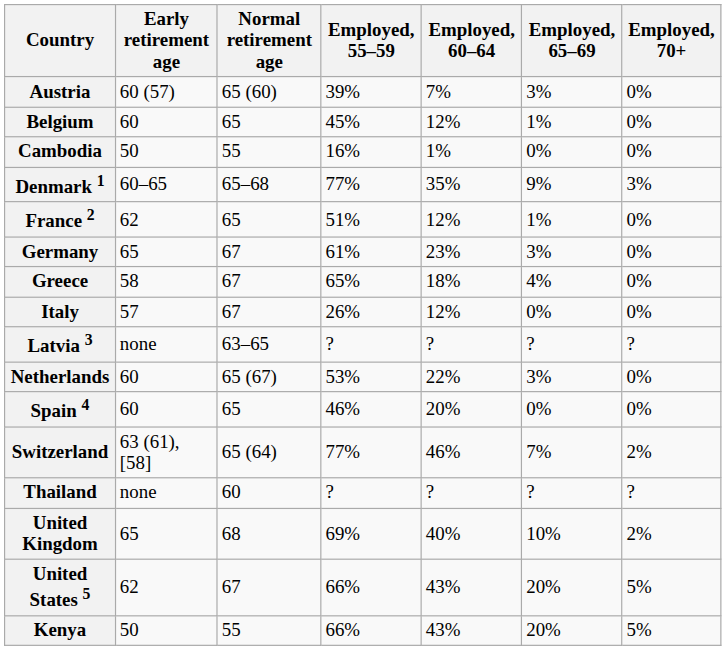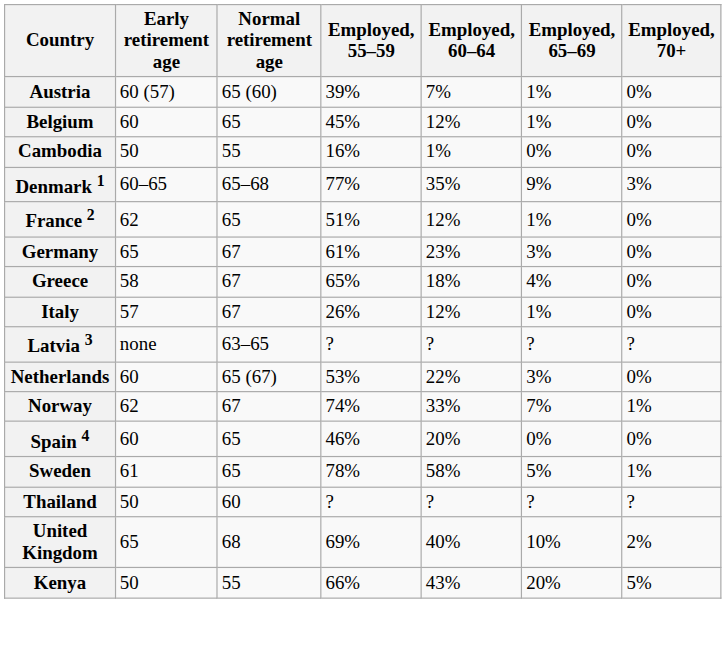(539, 91) 3% -> (539, 91) 1%
(539, 311) 0% -> (539, 311) 1%
+ row: (60, 406)
+ row: (60, 471)
- row: (60, 452)
(138, 492) none -> (129, 501) 50
- row: (60, 587)
